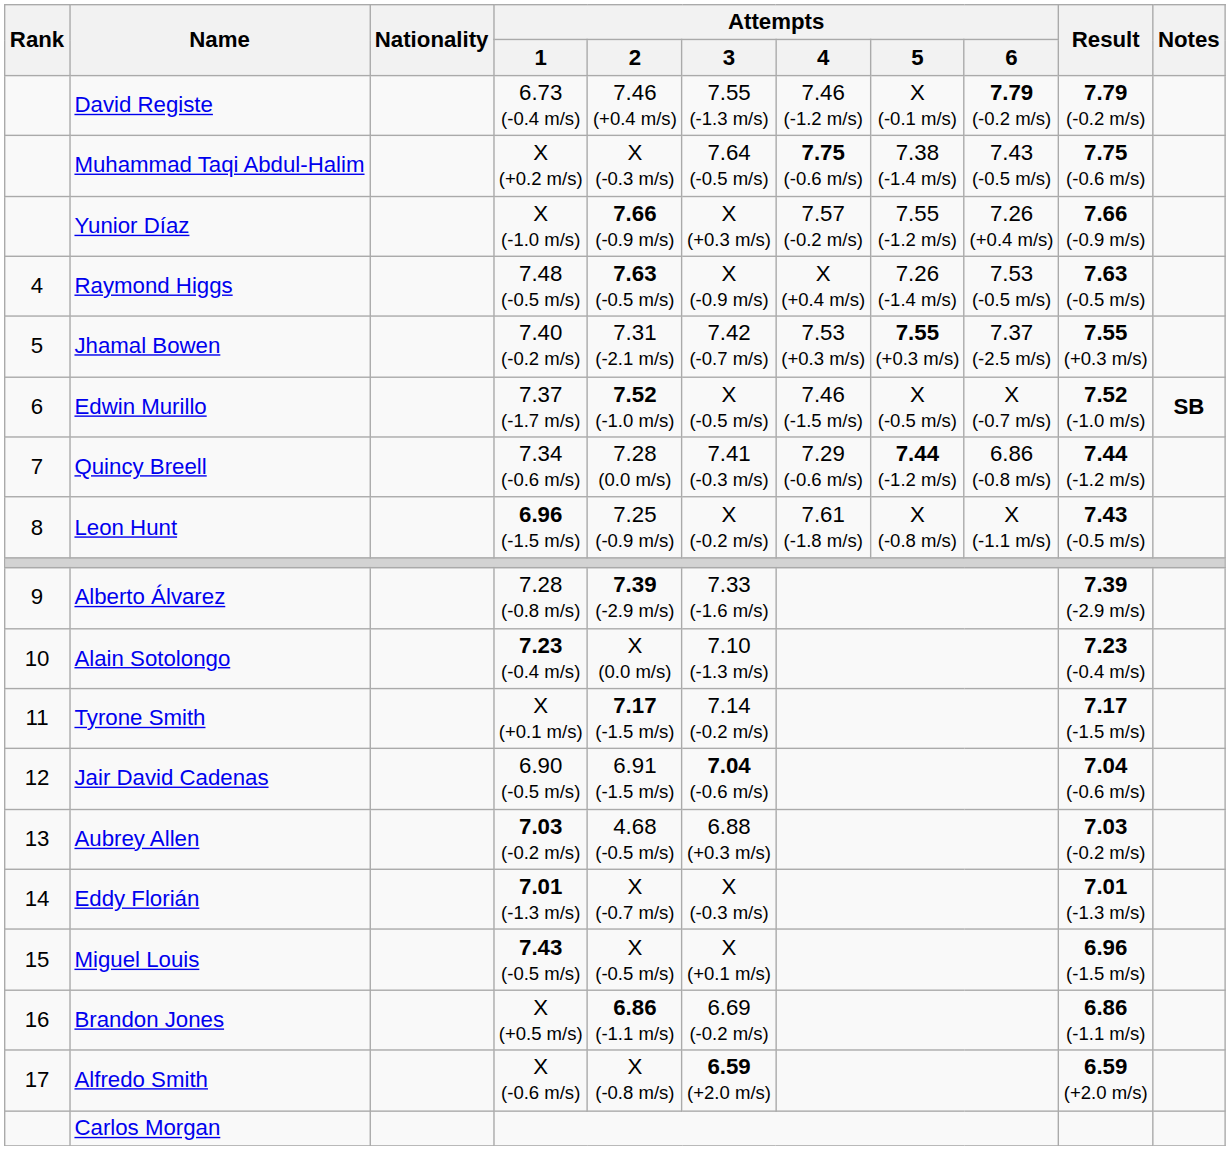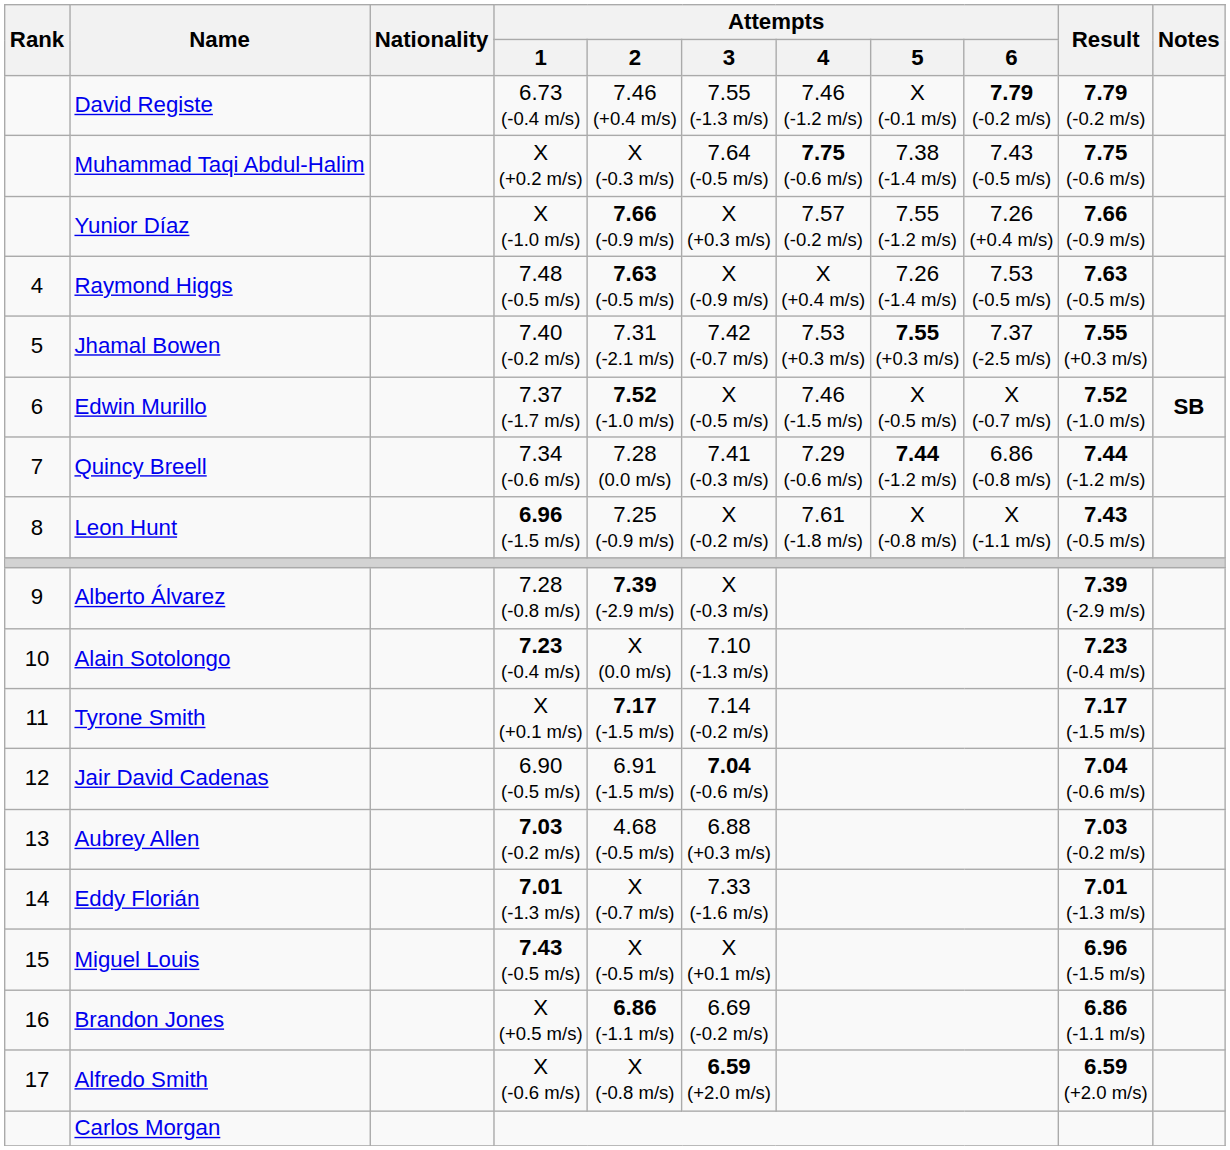(729, 597) 7.33 (-1.6 m/s) -> (729, 597) X (-0.3 m/s)
(729, 899) X (-0.3 m/s) -> (729, 899) 7.33 (-1.6 m/s)
